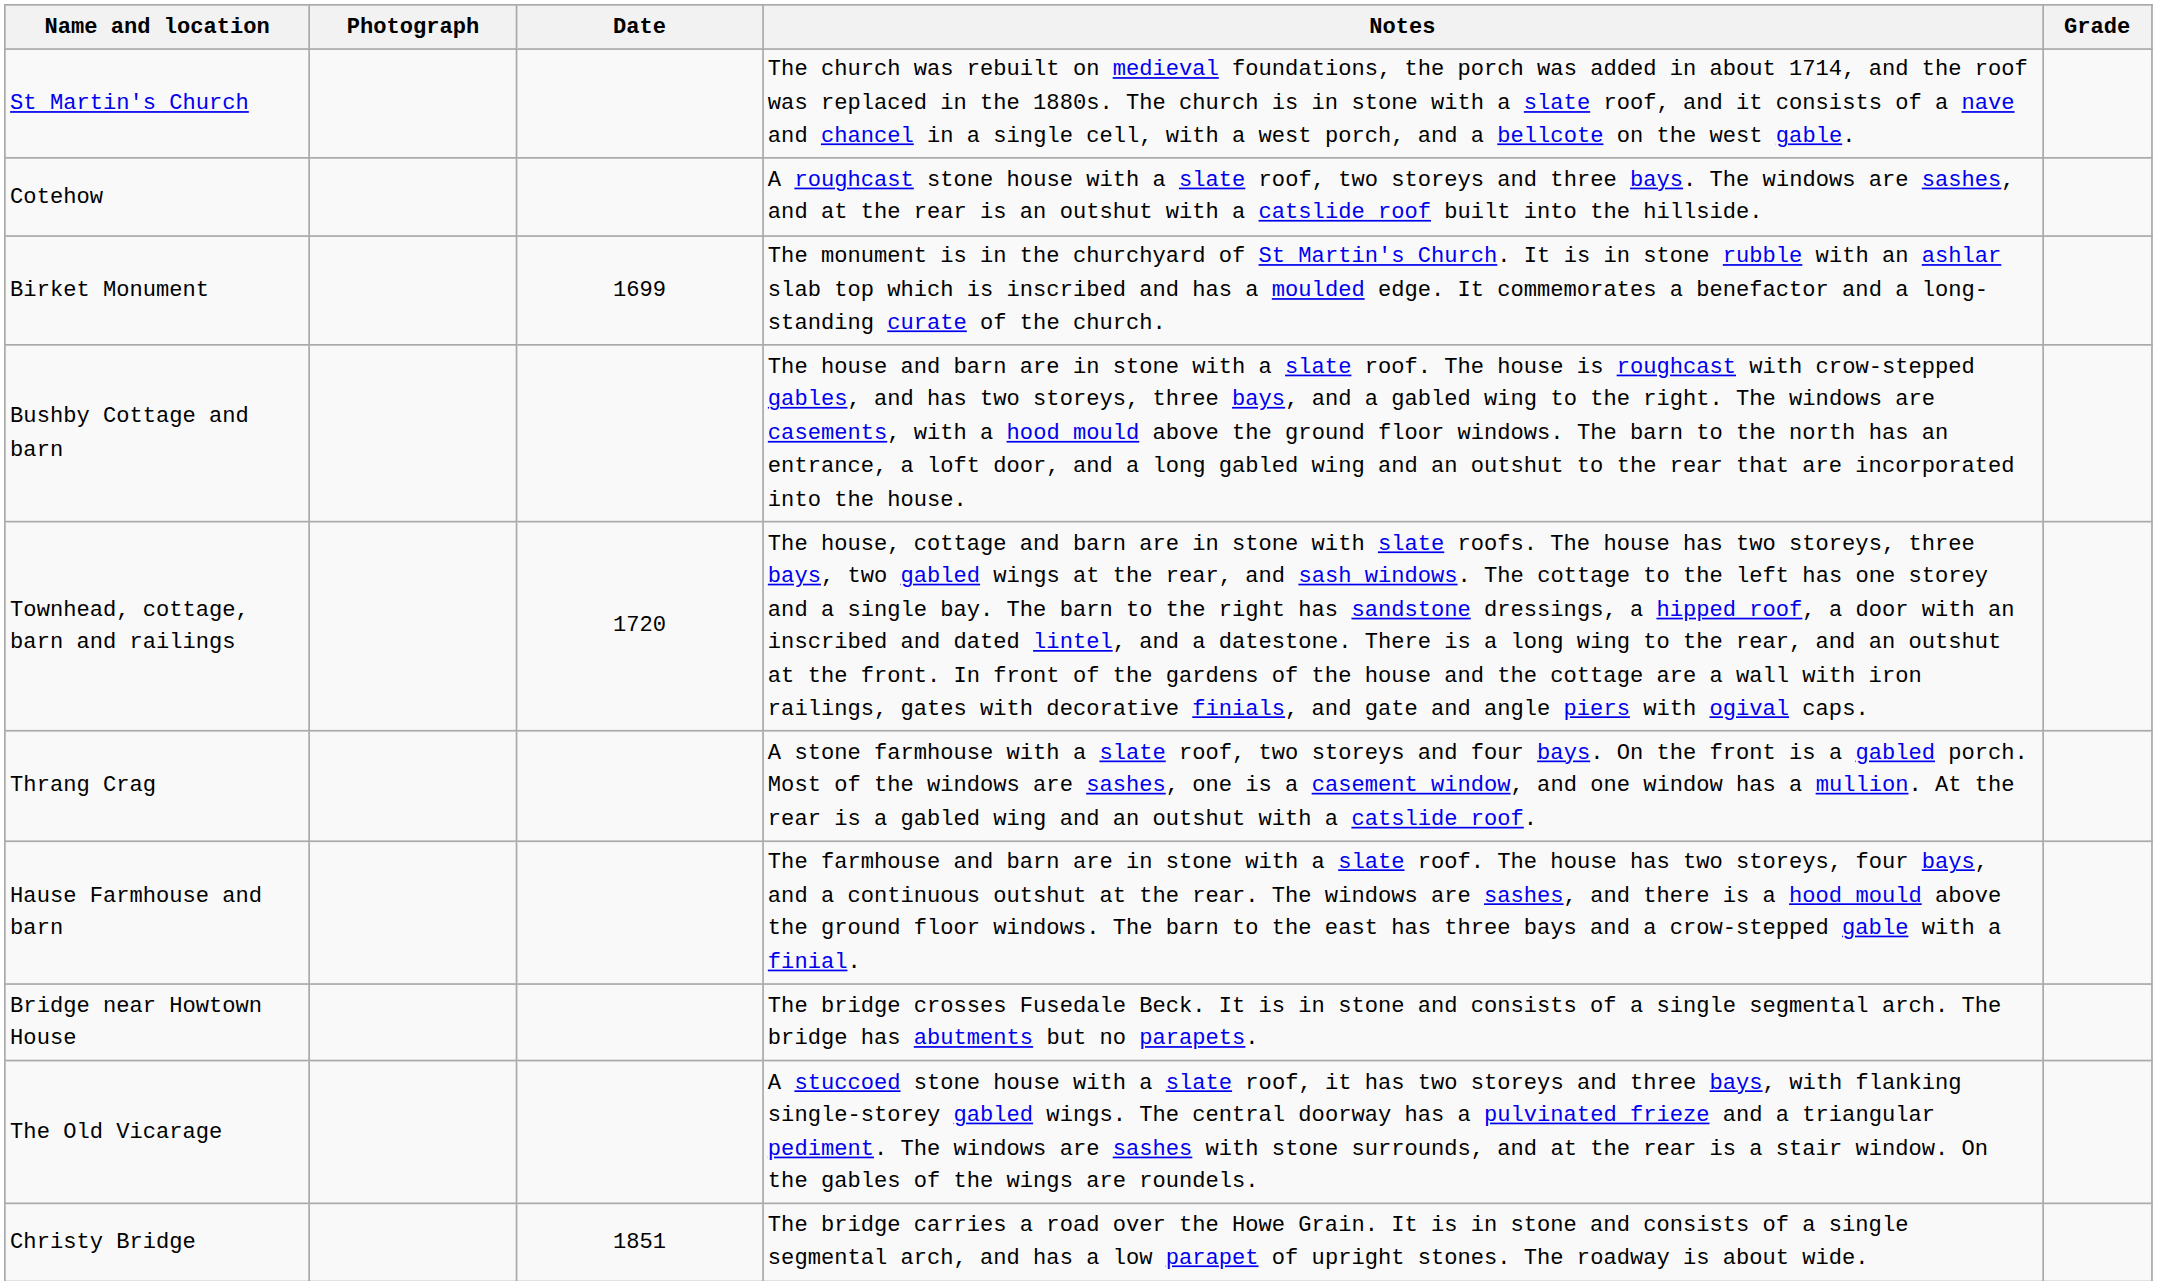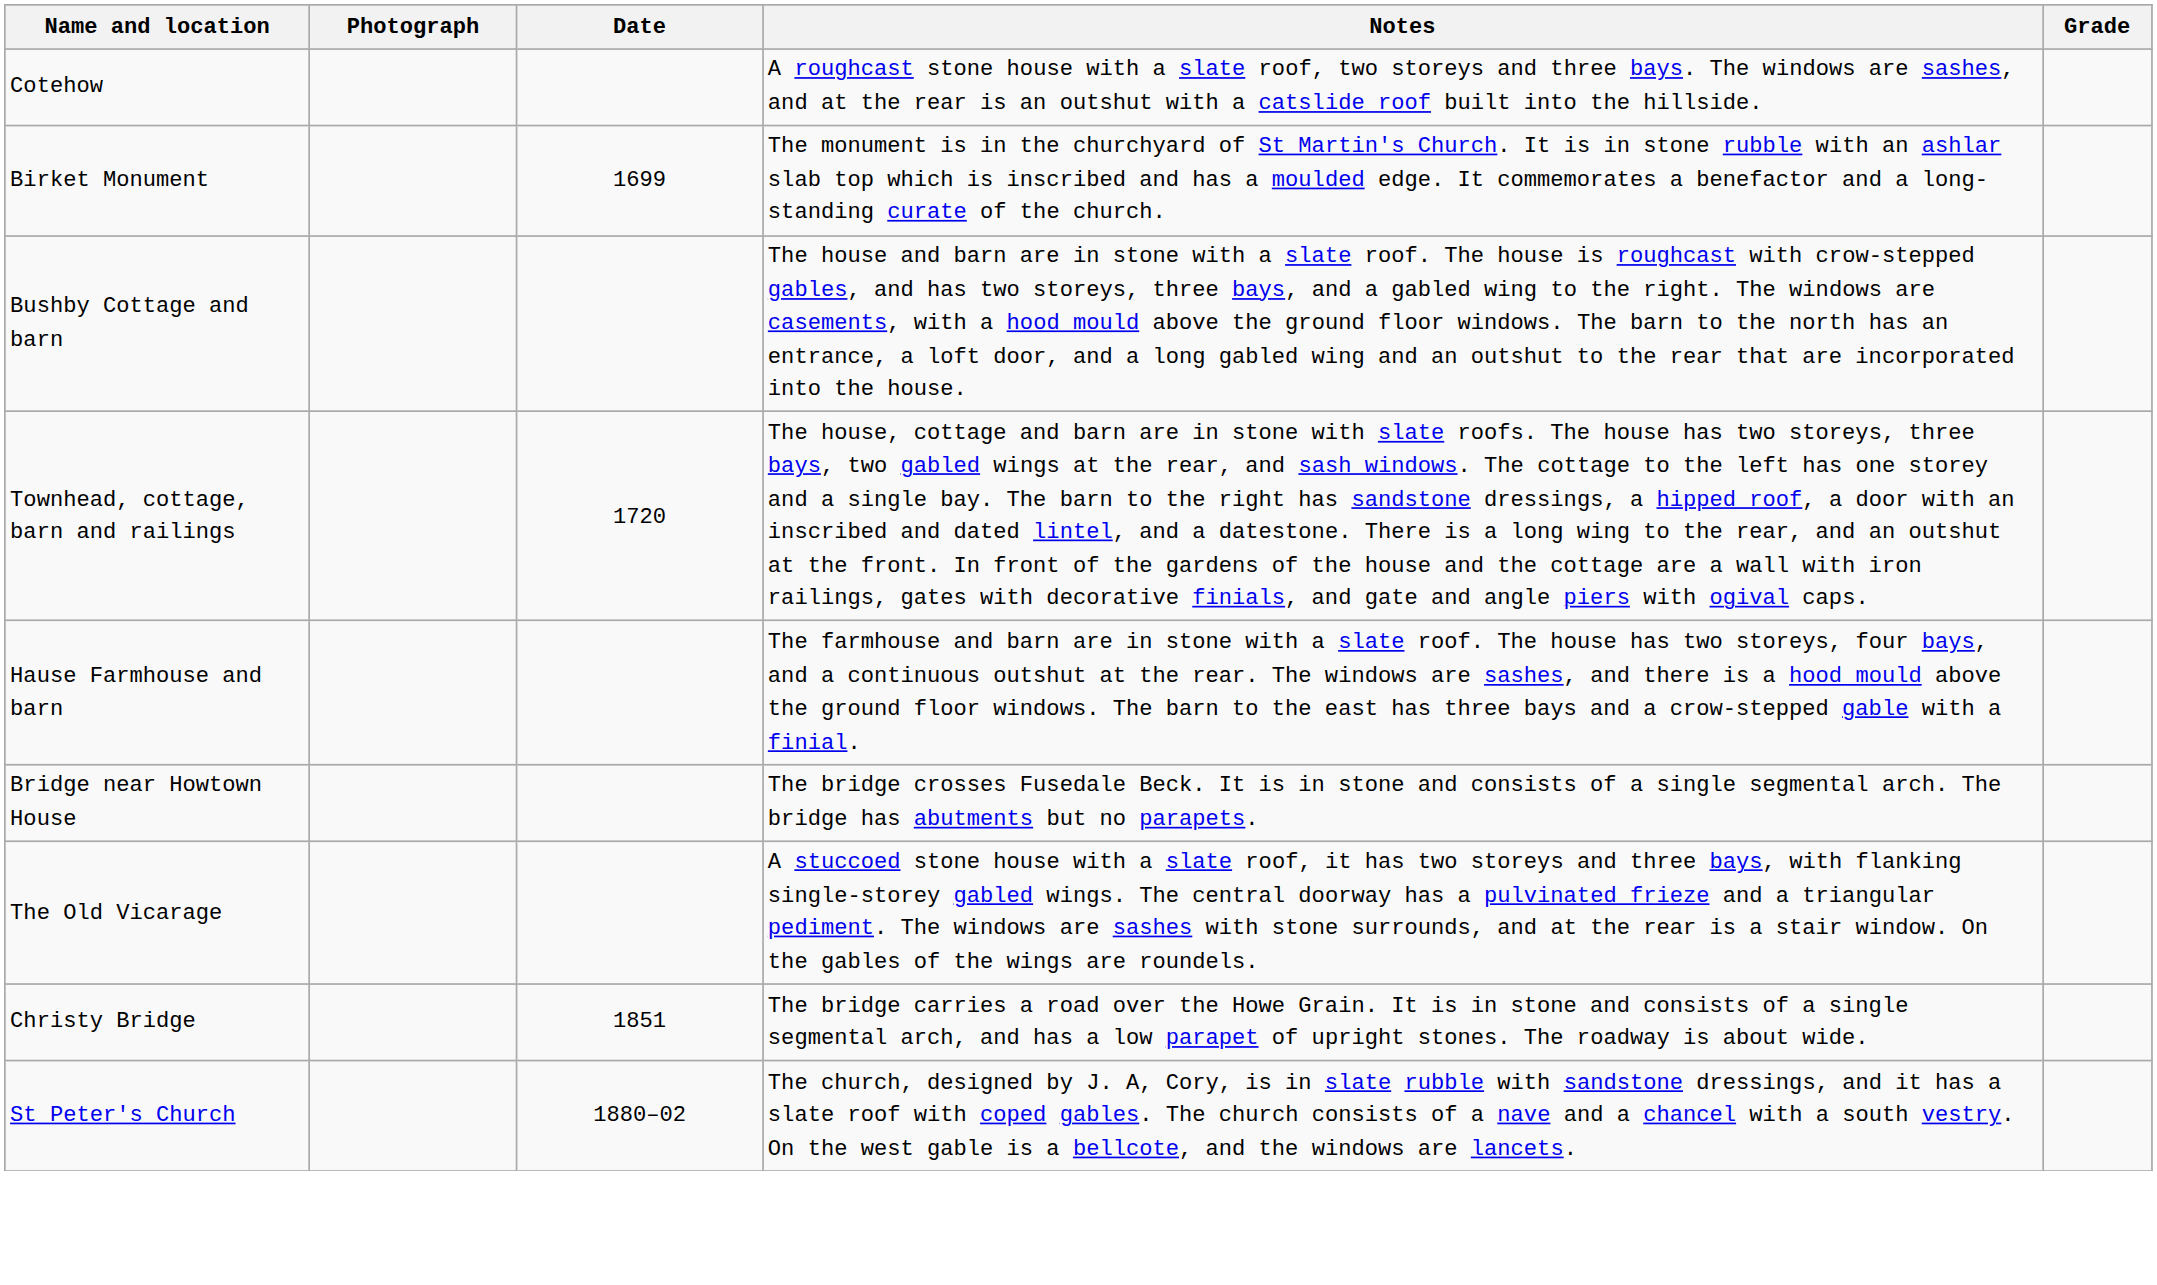- row: (129, 103)
- row: (83, 786)
+ row: (123, 1115)
